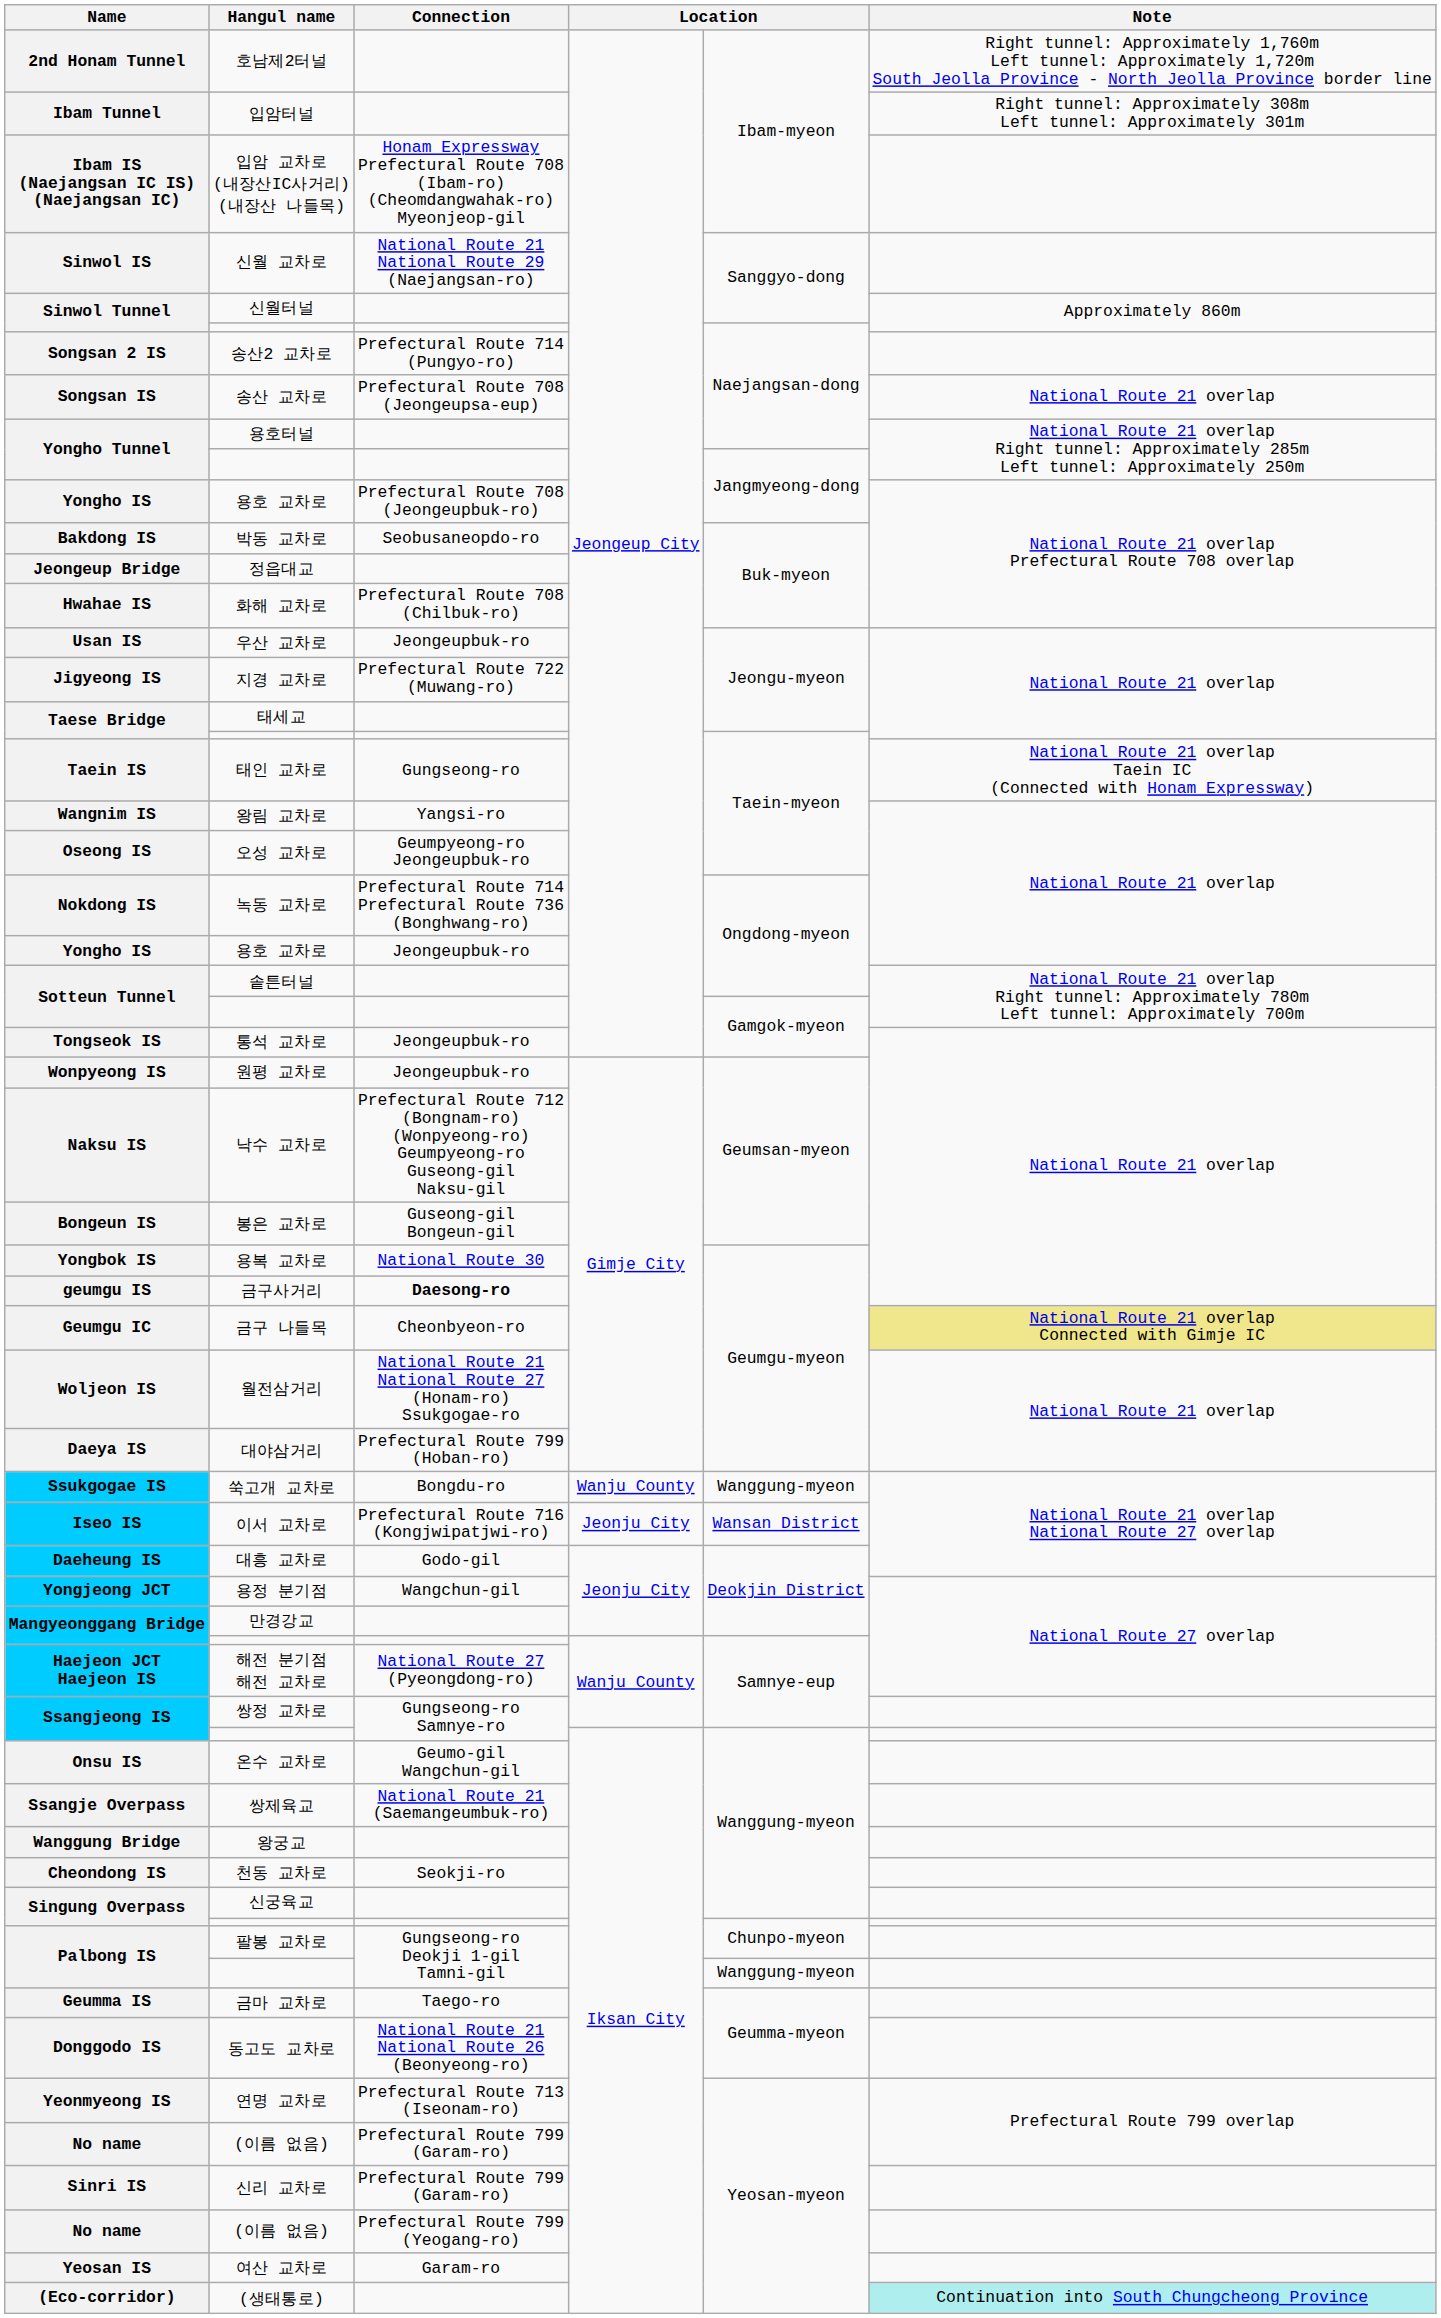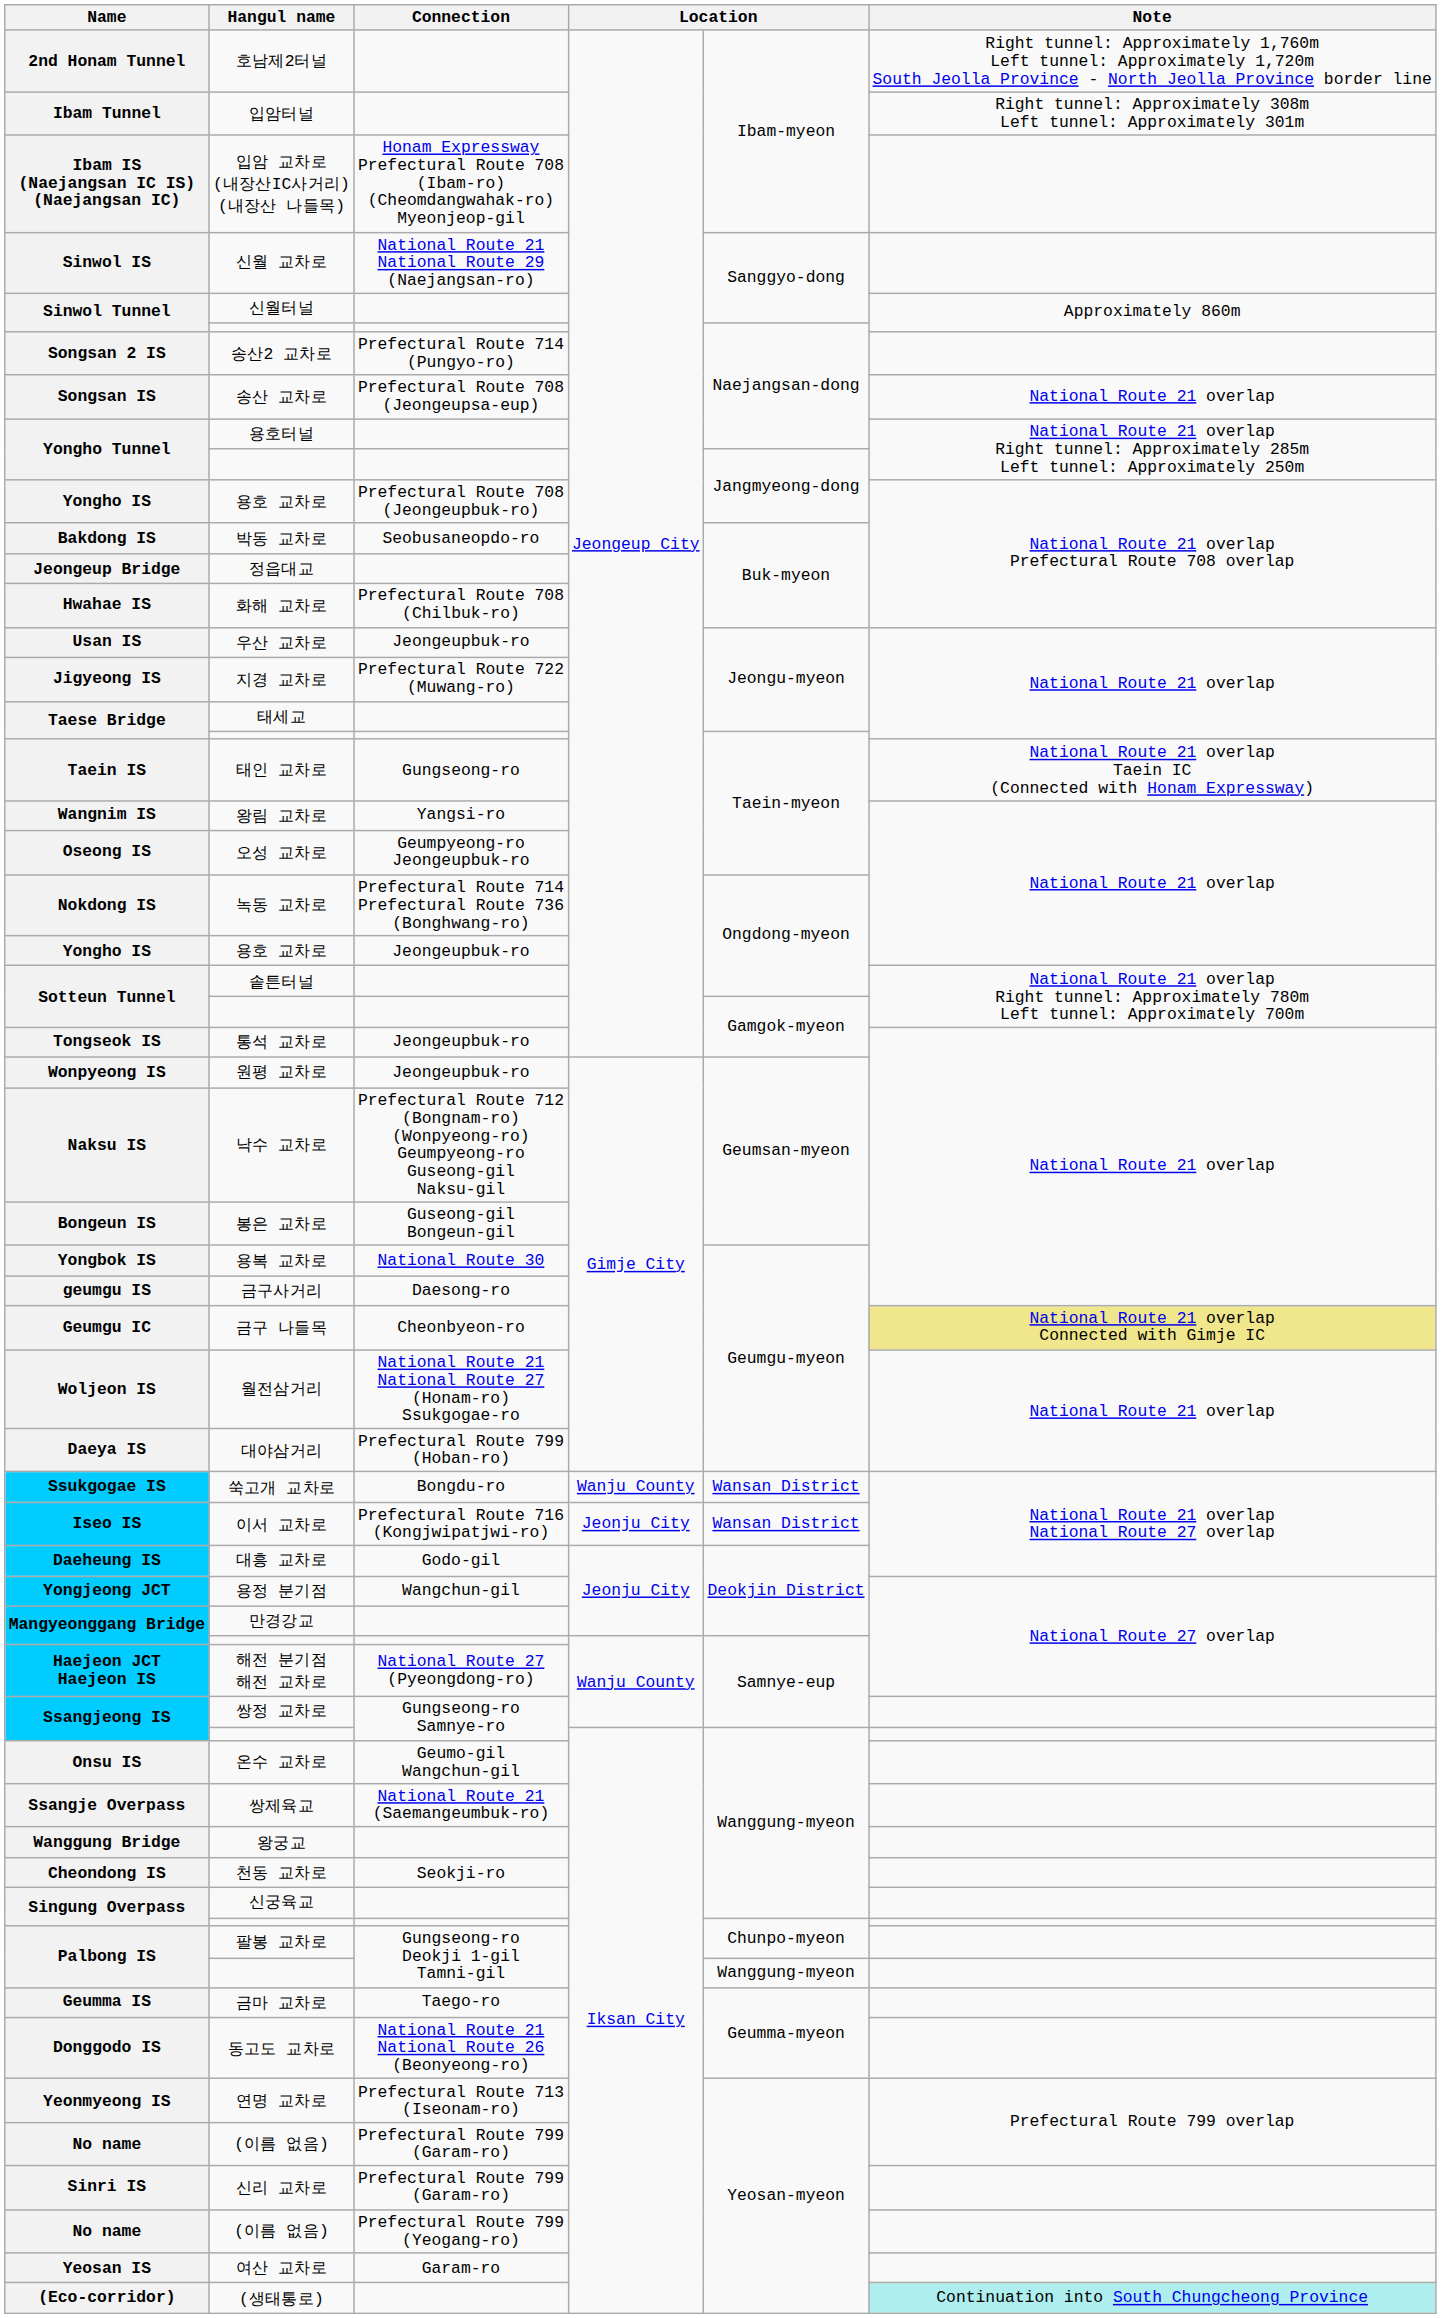(461, 1291) bold -> (461, 1291) normal
(786, 1487) Wanggung-myeon -> (786, 1487) Wansan District
